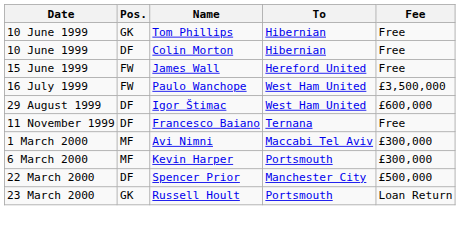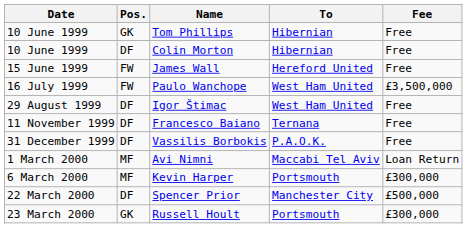(405, 105) £600,000 -> (399, 105) Free
+ row: (210, 141)
(405, 141) £300,000 -> (422, 159) Loan Return
(415, 196) Loan Return -> (412, 214) £300,000
